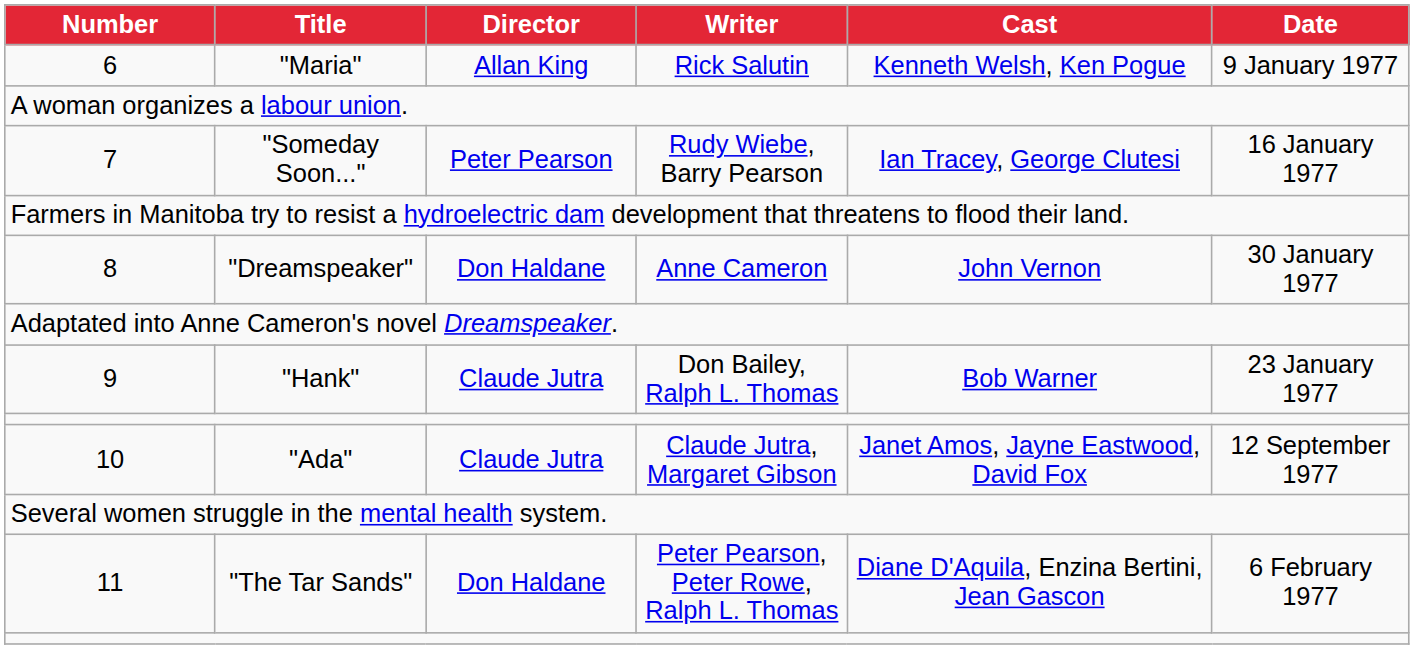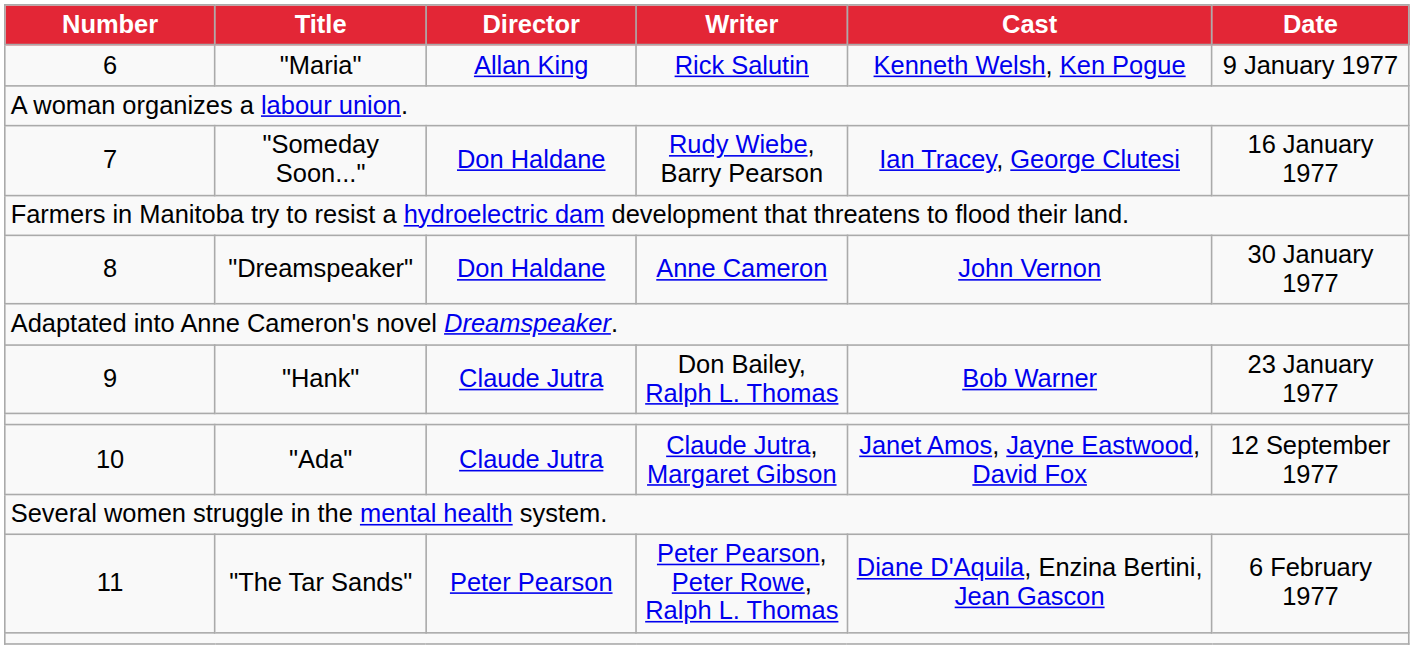(531, 160) Peter Pearson -> (531, 160) Don Haldane
(531, 582) Don Haldane -> (531, 582) Peter Pearson
